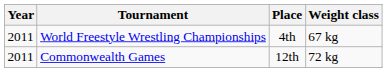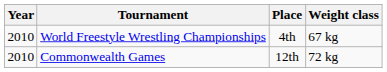(21, 36) 2011 -> (21, 36) 2010
(21, 57) 2011 -> (21, 57) 2010
